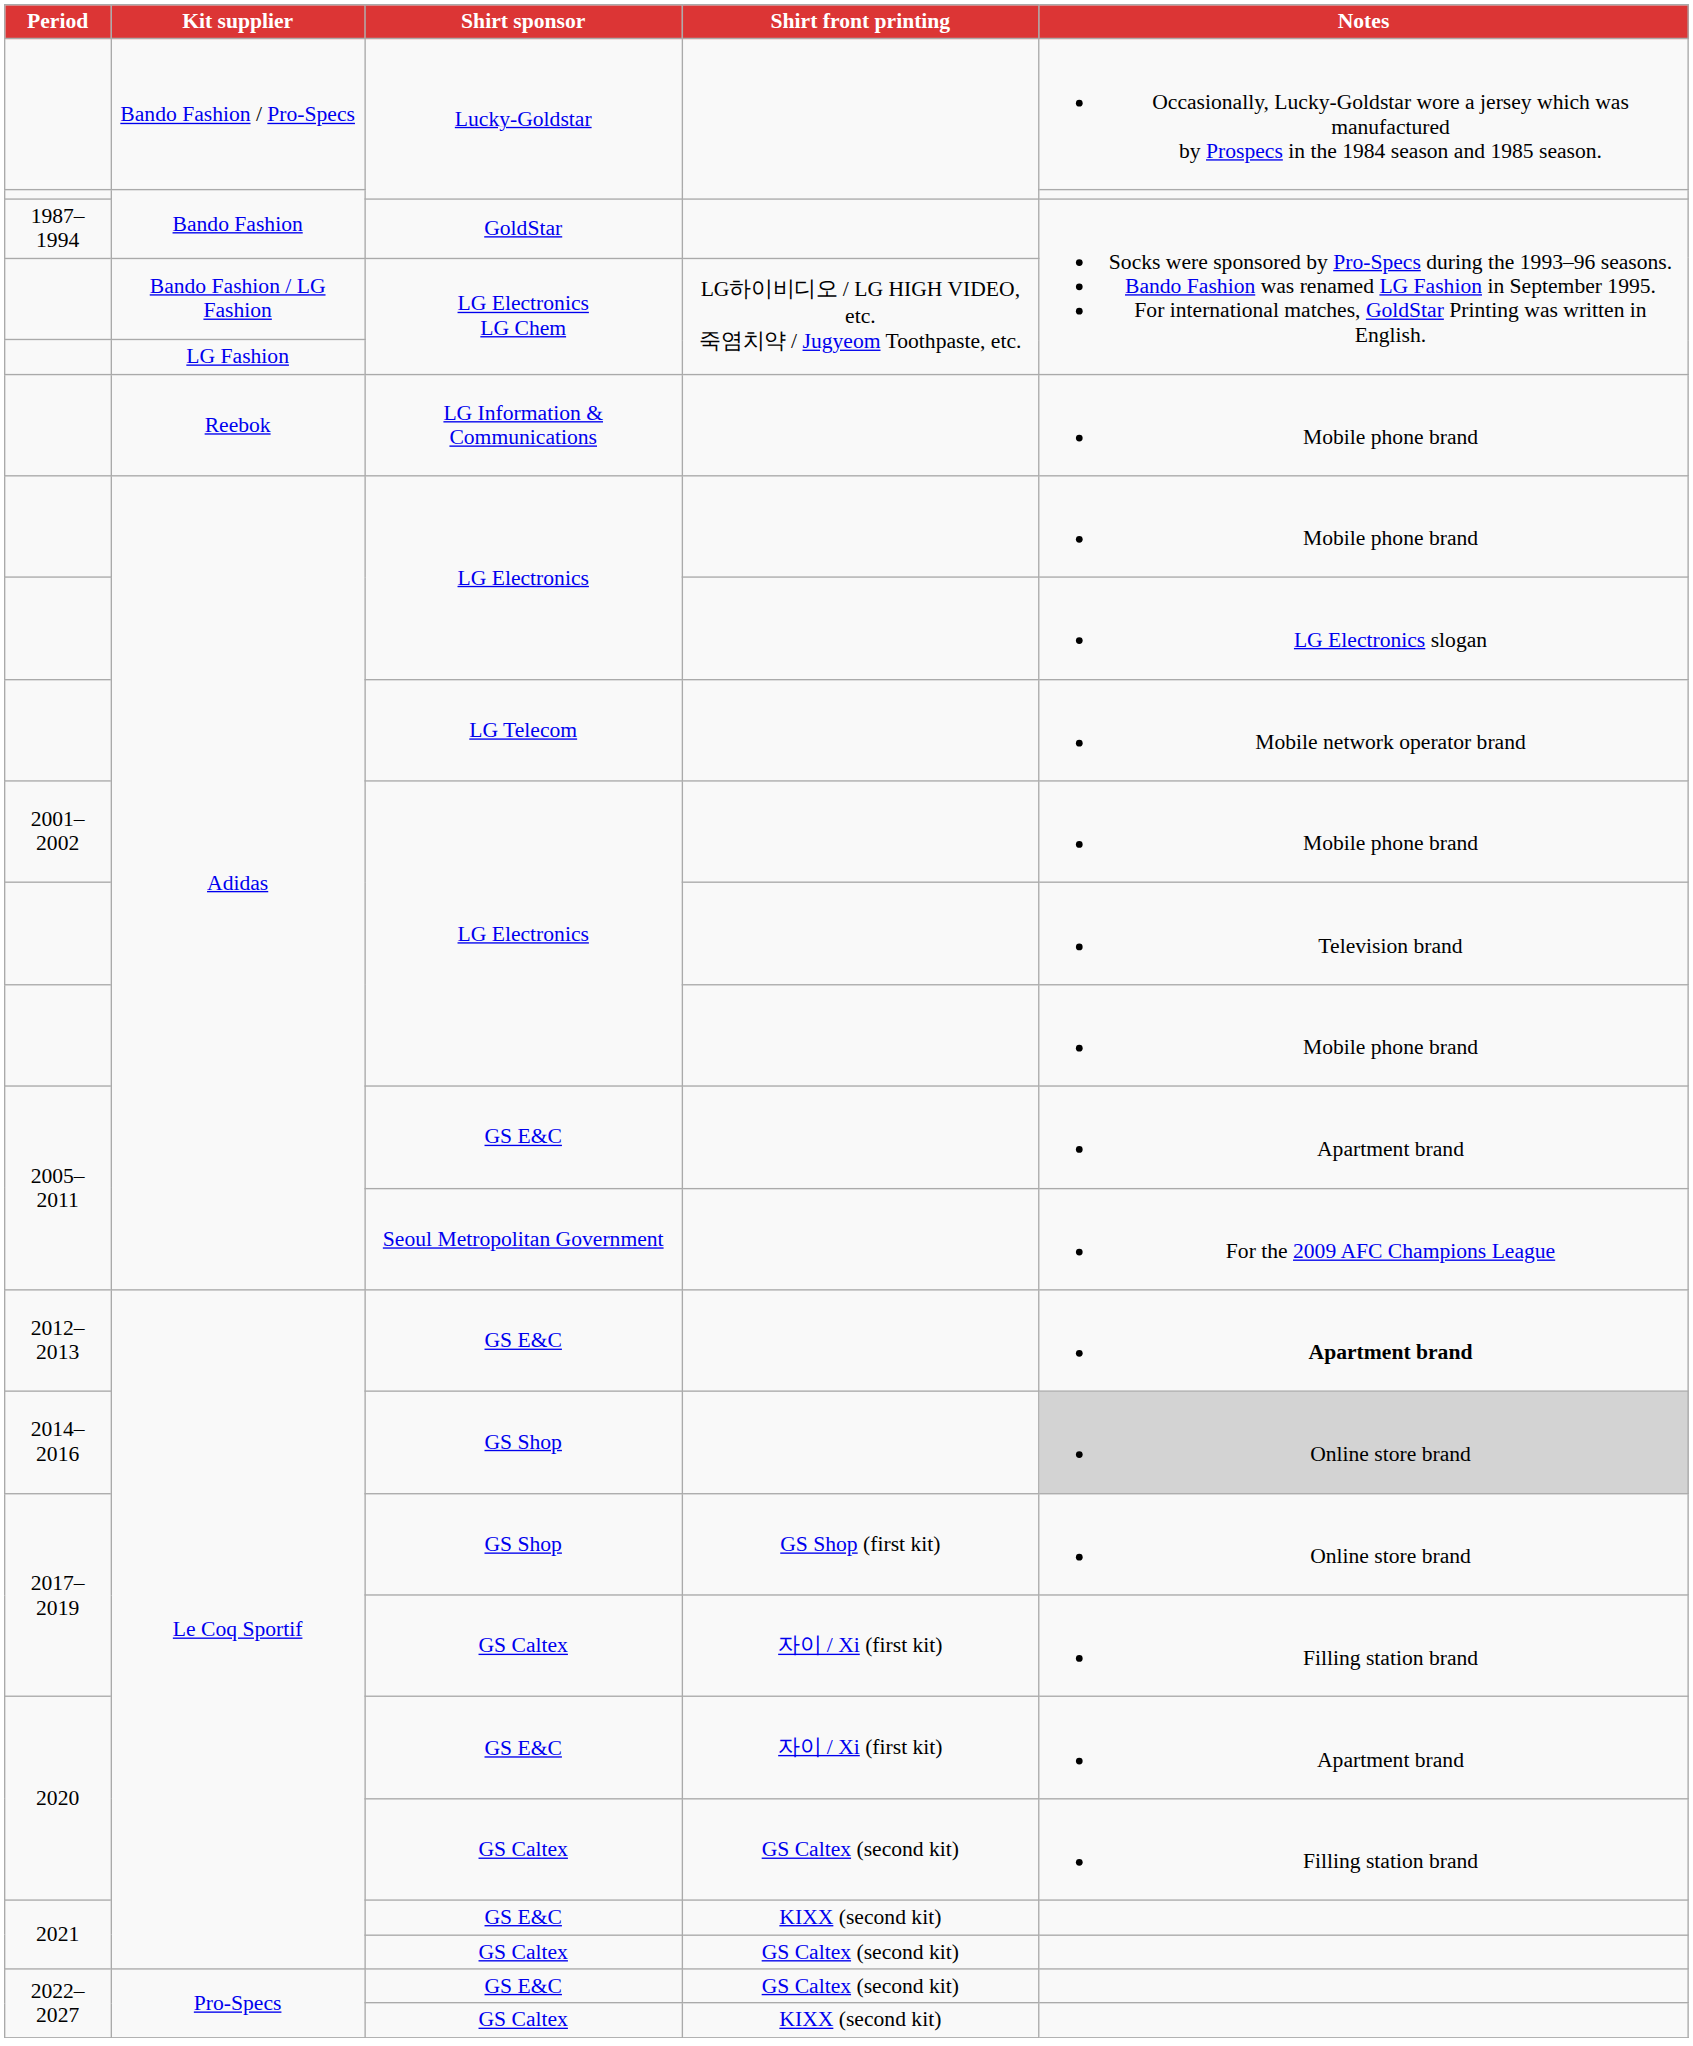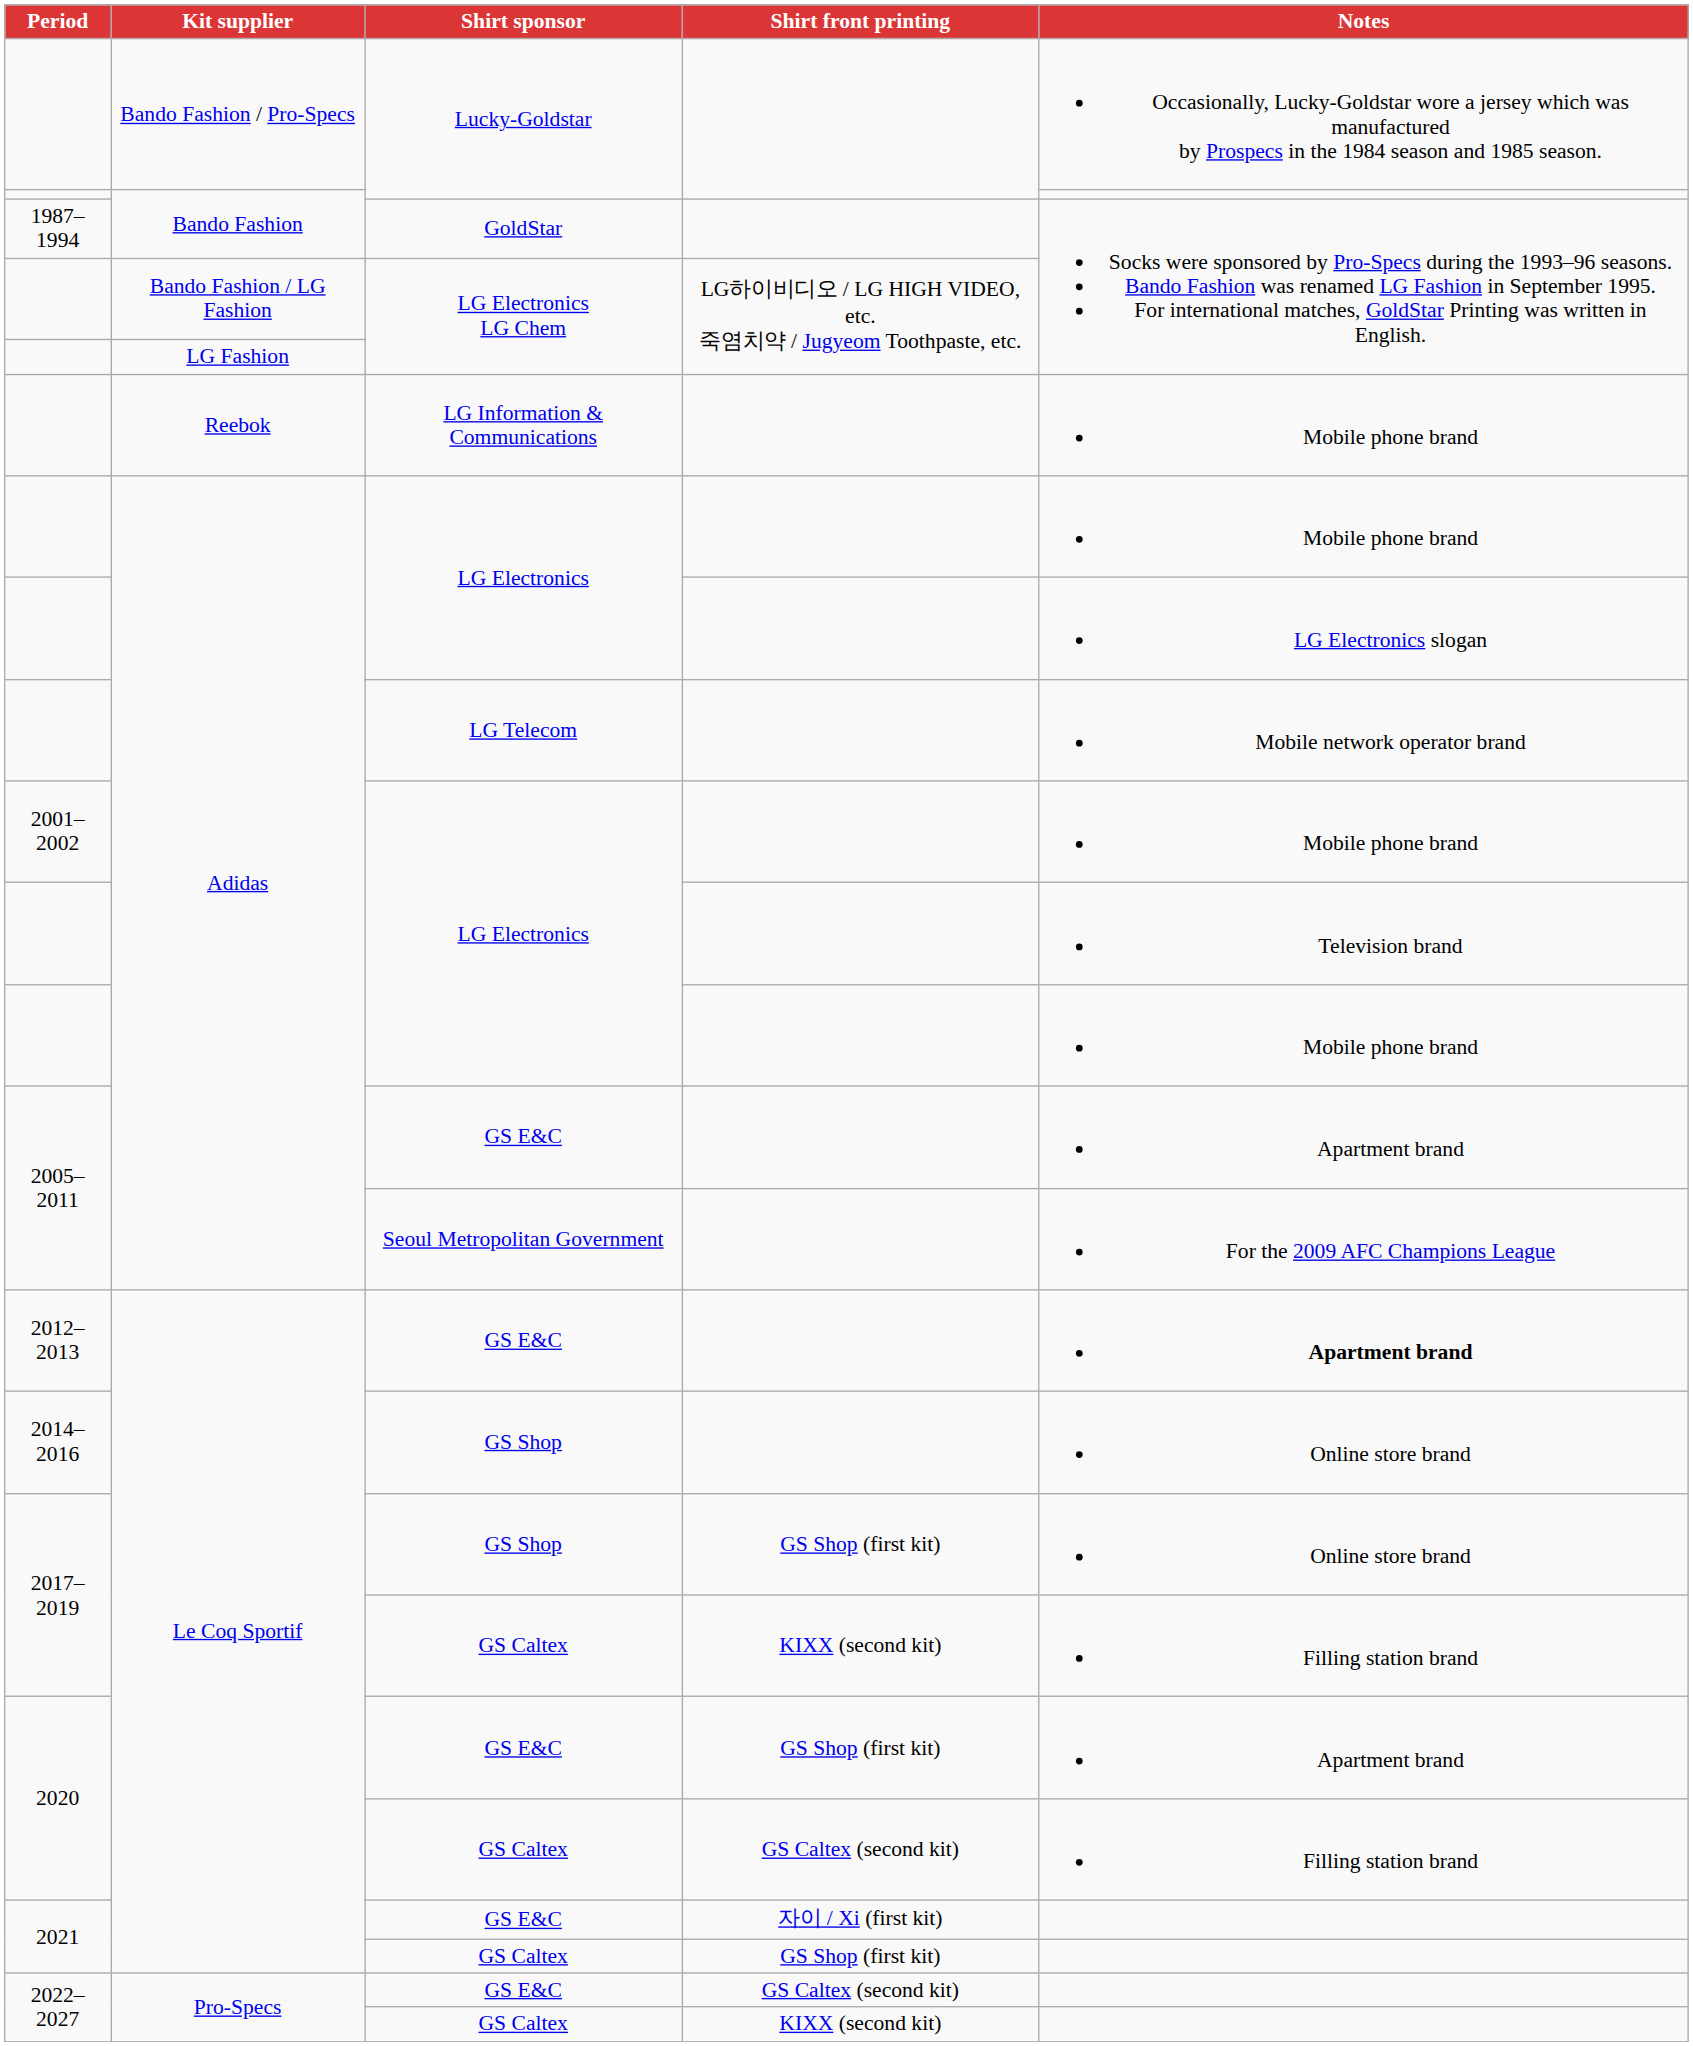(1364, 1454) lightgrey background -> (1364, 1454) no background
(860, 1645) 자이 / Xi (first kit) -> (860, 1645) KIXX (second kit)
(860, 1746) 자이 / Xi (first kit) -> (860, 1747) GS Shop (first kit)
(860, 1917) KIXX (second kit) -> (860, 1918) 자이 / Xi (first kit)
(860, 1951) GS Caltex (second kit) -> (860, 1955) GS Shop (first kit)
